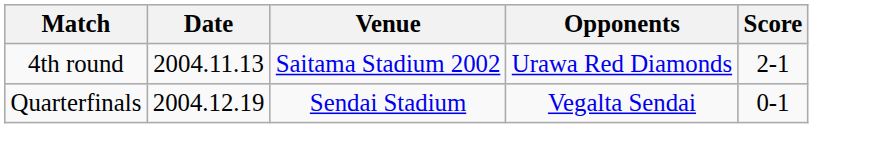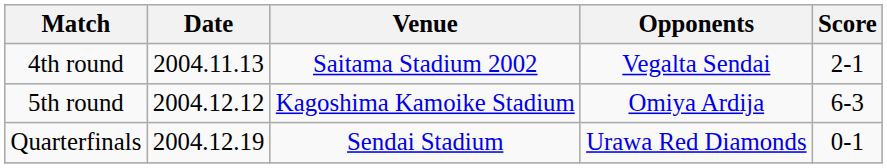(622, 63) Urawa Red Diamonds -> (696, 63) Vegalta Sendai
+ row: (76, 102)
(622, 102) Vegalta Sendai -> (696, 142) Urawa Red Diamonds
